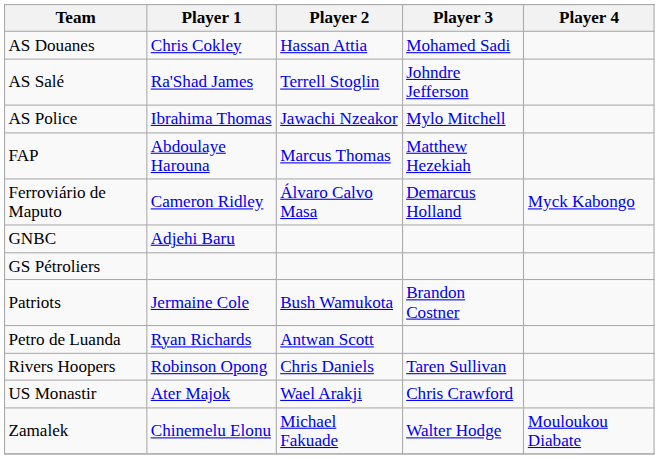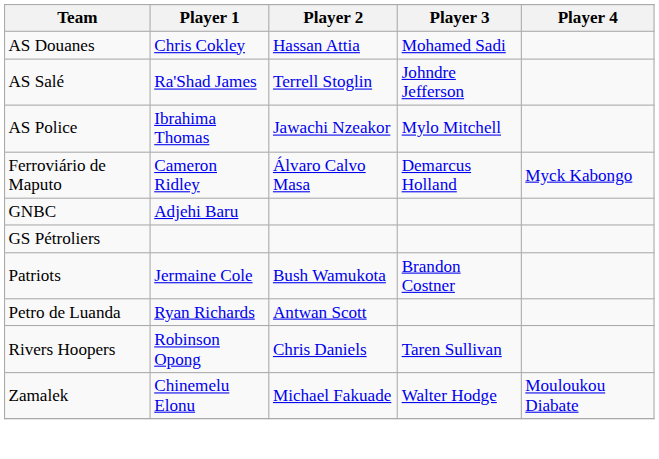- row: (24, 155)
- row: (52, 393)
